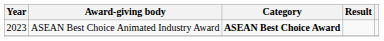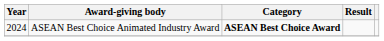(17, 28) 2023 -> (17, 28) 2024
